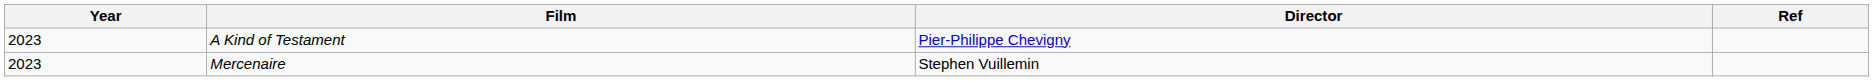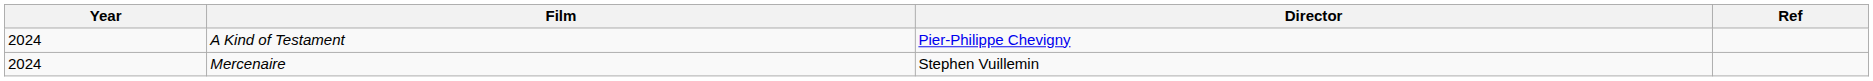(25, 40) 2023 -> (25, 40) 2024
(25, 64) 2023 -> (25, 64) 2024
